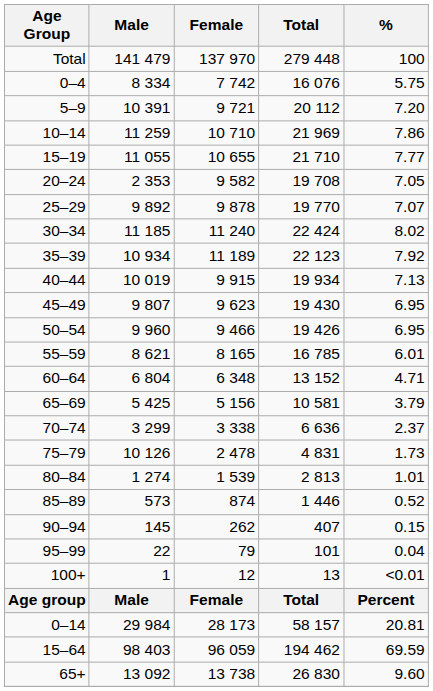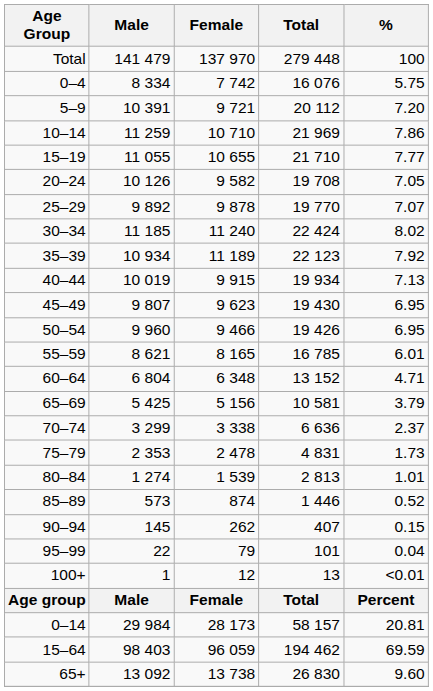(151, 181) 2 353 -> (147, 181) 10 126
(147, 452) 10 126 -> (151, 452) 2 353
